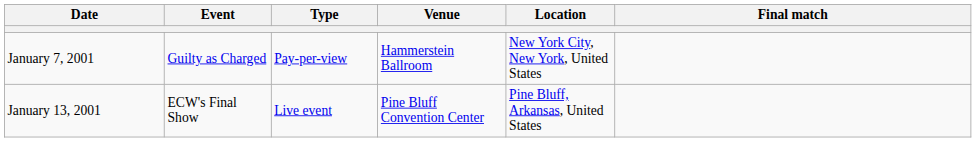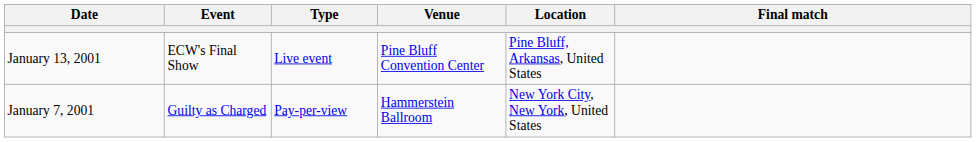rows swapped: (51, 58) <-> (54, 110)
